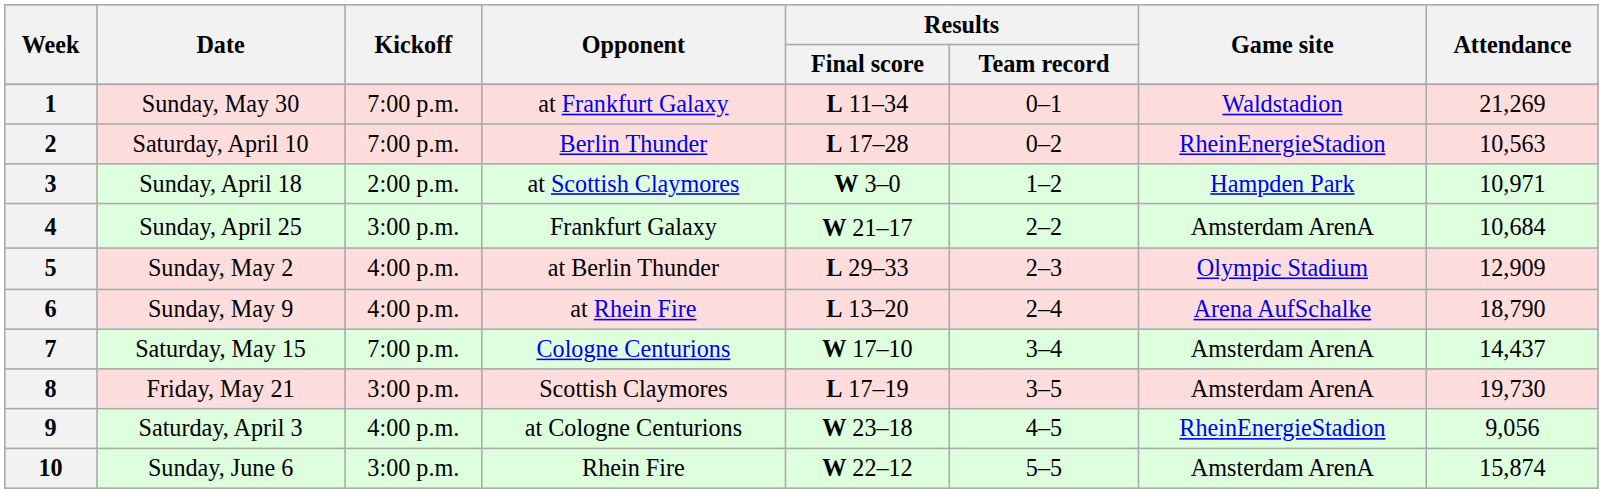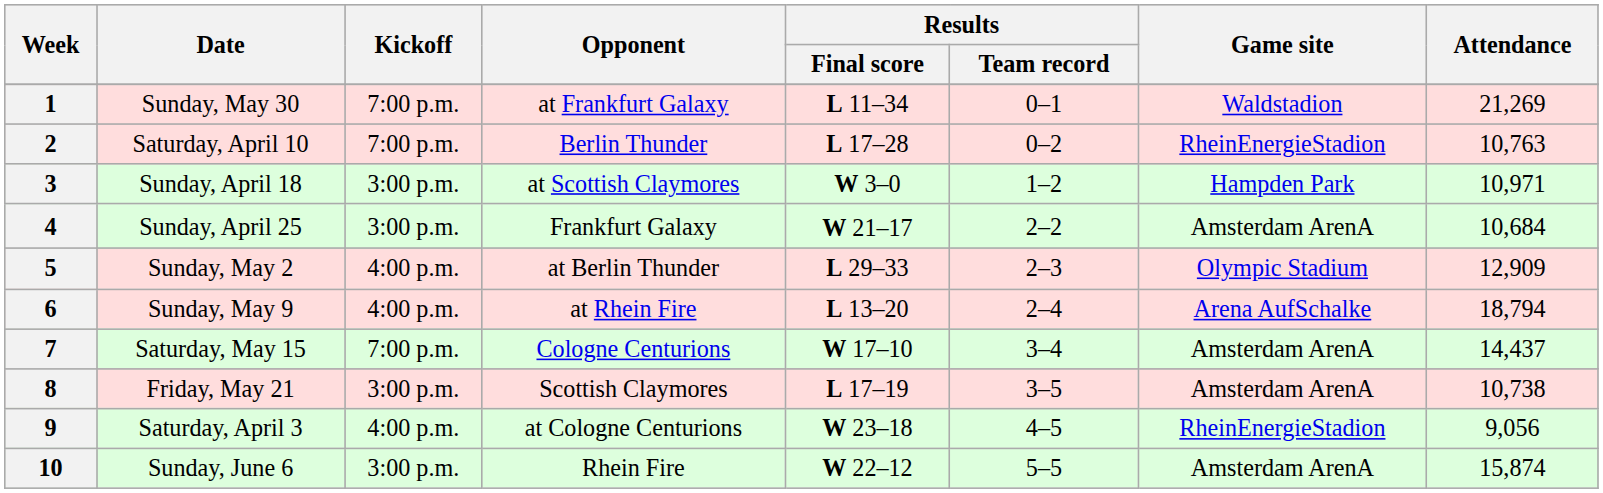(1512, 144) 10,563 -> (1512, 144) 10,763
(413, 184) 2:00 p.m. -> (413, 184) 3:00 p.m.
(1512, 308) 18,790 -> (1512, 308) 18,794
(1512, 388) 19,730 -> (1512, 388) 10,738
